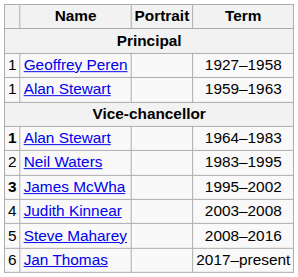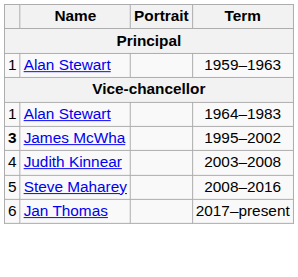- row: (243, 65)
(12, 138) bold -> (12, 114) normal
- row: (243, 162)
